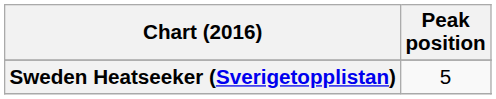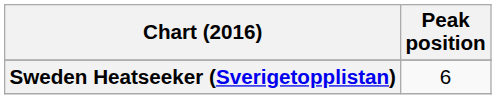(446, 76) 5 -> (446, 76) 6
